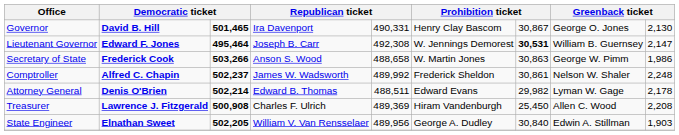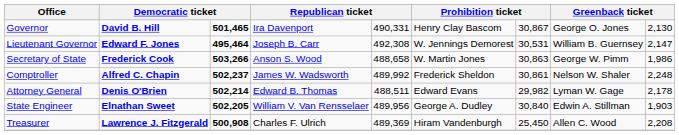(533, 43) bold -> (533, 43) normal
rows swapped: (28, 106) <-> (39, 122)
